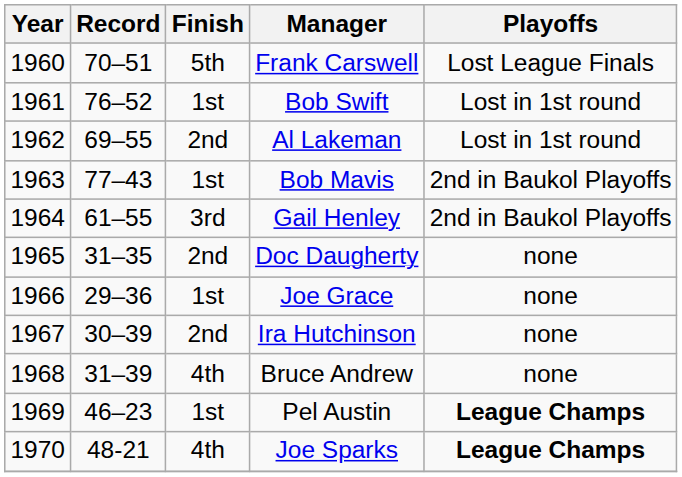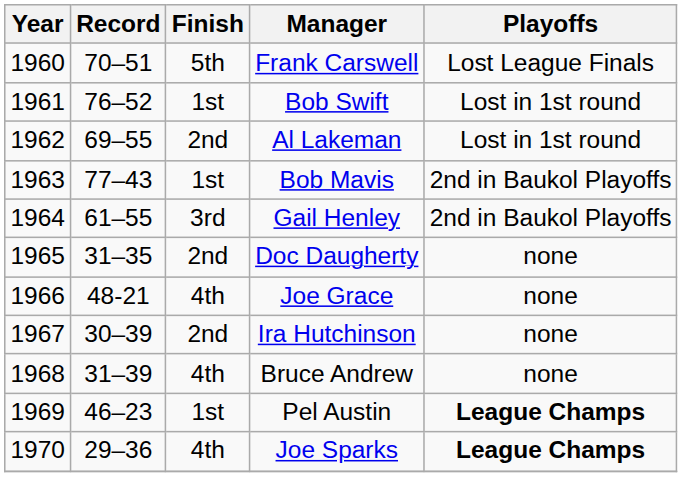(118, 295) 29–36 -> (118, 295) 48-21
(208, 295) 1st -> (208, 295) 4th
(118, 450) 48-21 -> (118, 450) 29–36
